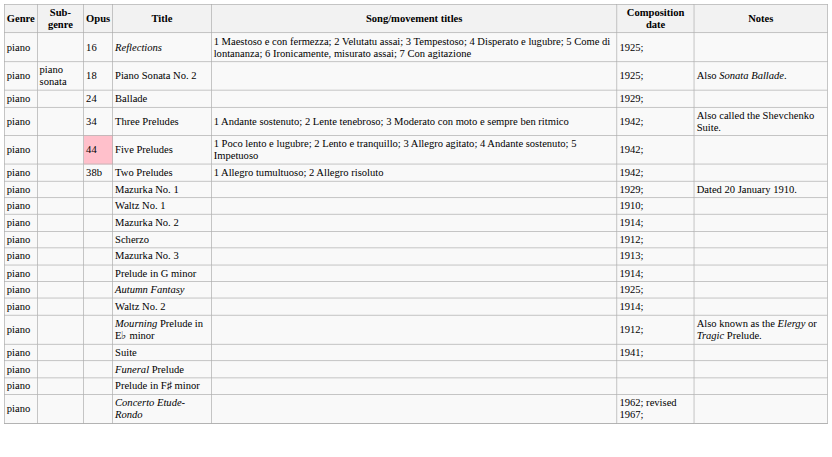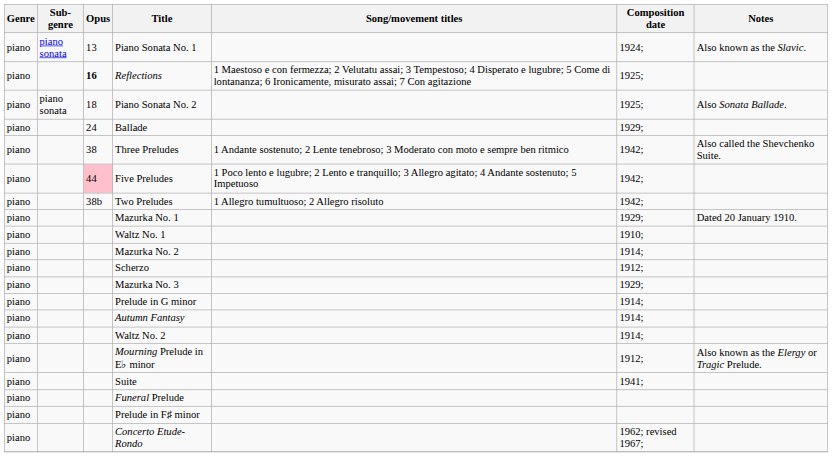+ row: (156, 47)
(91, 47) normal -> (91, 76) bold
(91, 121) 34 -> (91, 150) 38
(631, 256) 1913; -> (631, 285) 1929;
(631, 289) 1925; -> (631, 318) 1914;
